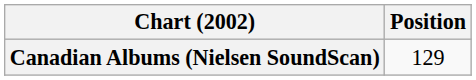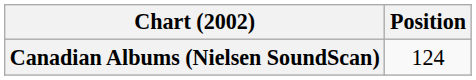(428, 57) 129 -> (428, 57) 124
